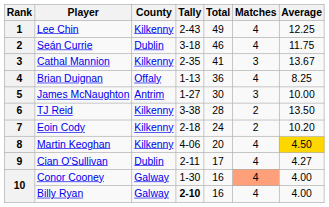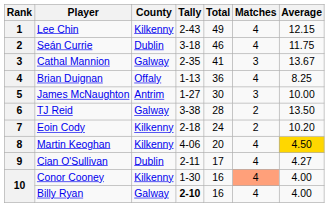(302, 29) 12.25 -> (302, 29) 12.15
(154, 62) Kilkenny -> (152, 62) Galway
(154, 111) Kilkenny -> (152, 111) Galway
(152, 177) Galway -> (154, 177) Kilkenny
